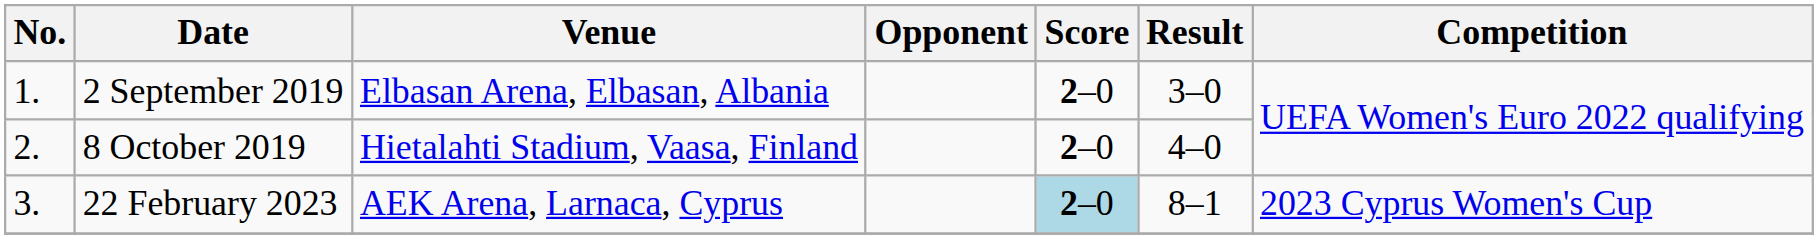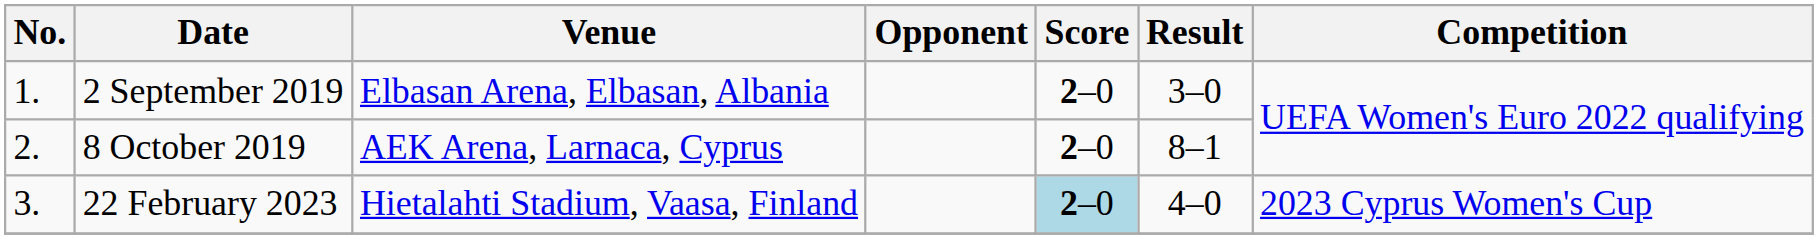(609, 146) Hietalahti Stadium, Vaasa, Finland -> (571, 146) AEK Arena, Larnaca, Cyprus
(1195, 146) 4–0 -> (1195, 146) 8–1
(571, 203) AEK Arena, Larnaca, Cyprus -> (609, 203) Hietalahti Stadium, Vaasa, Finland
(1195, 203) 8–1 -> (1195, 203) 4–0
